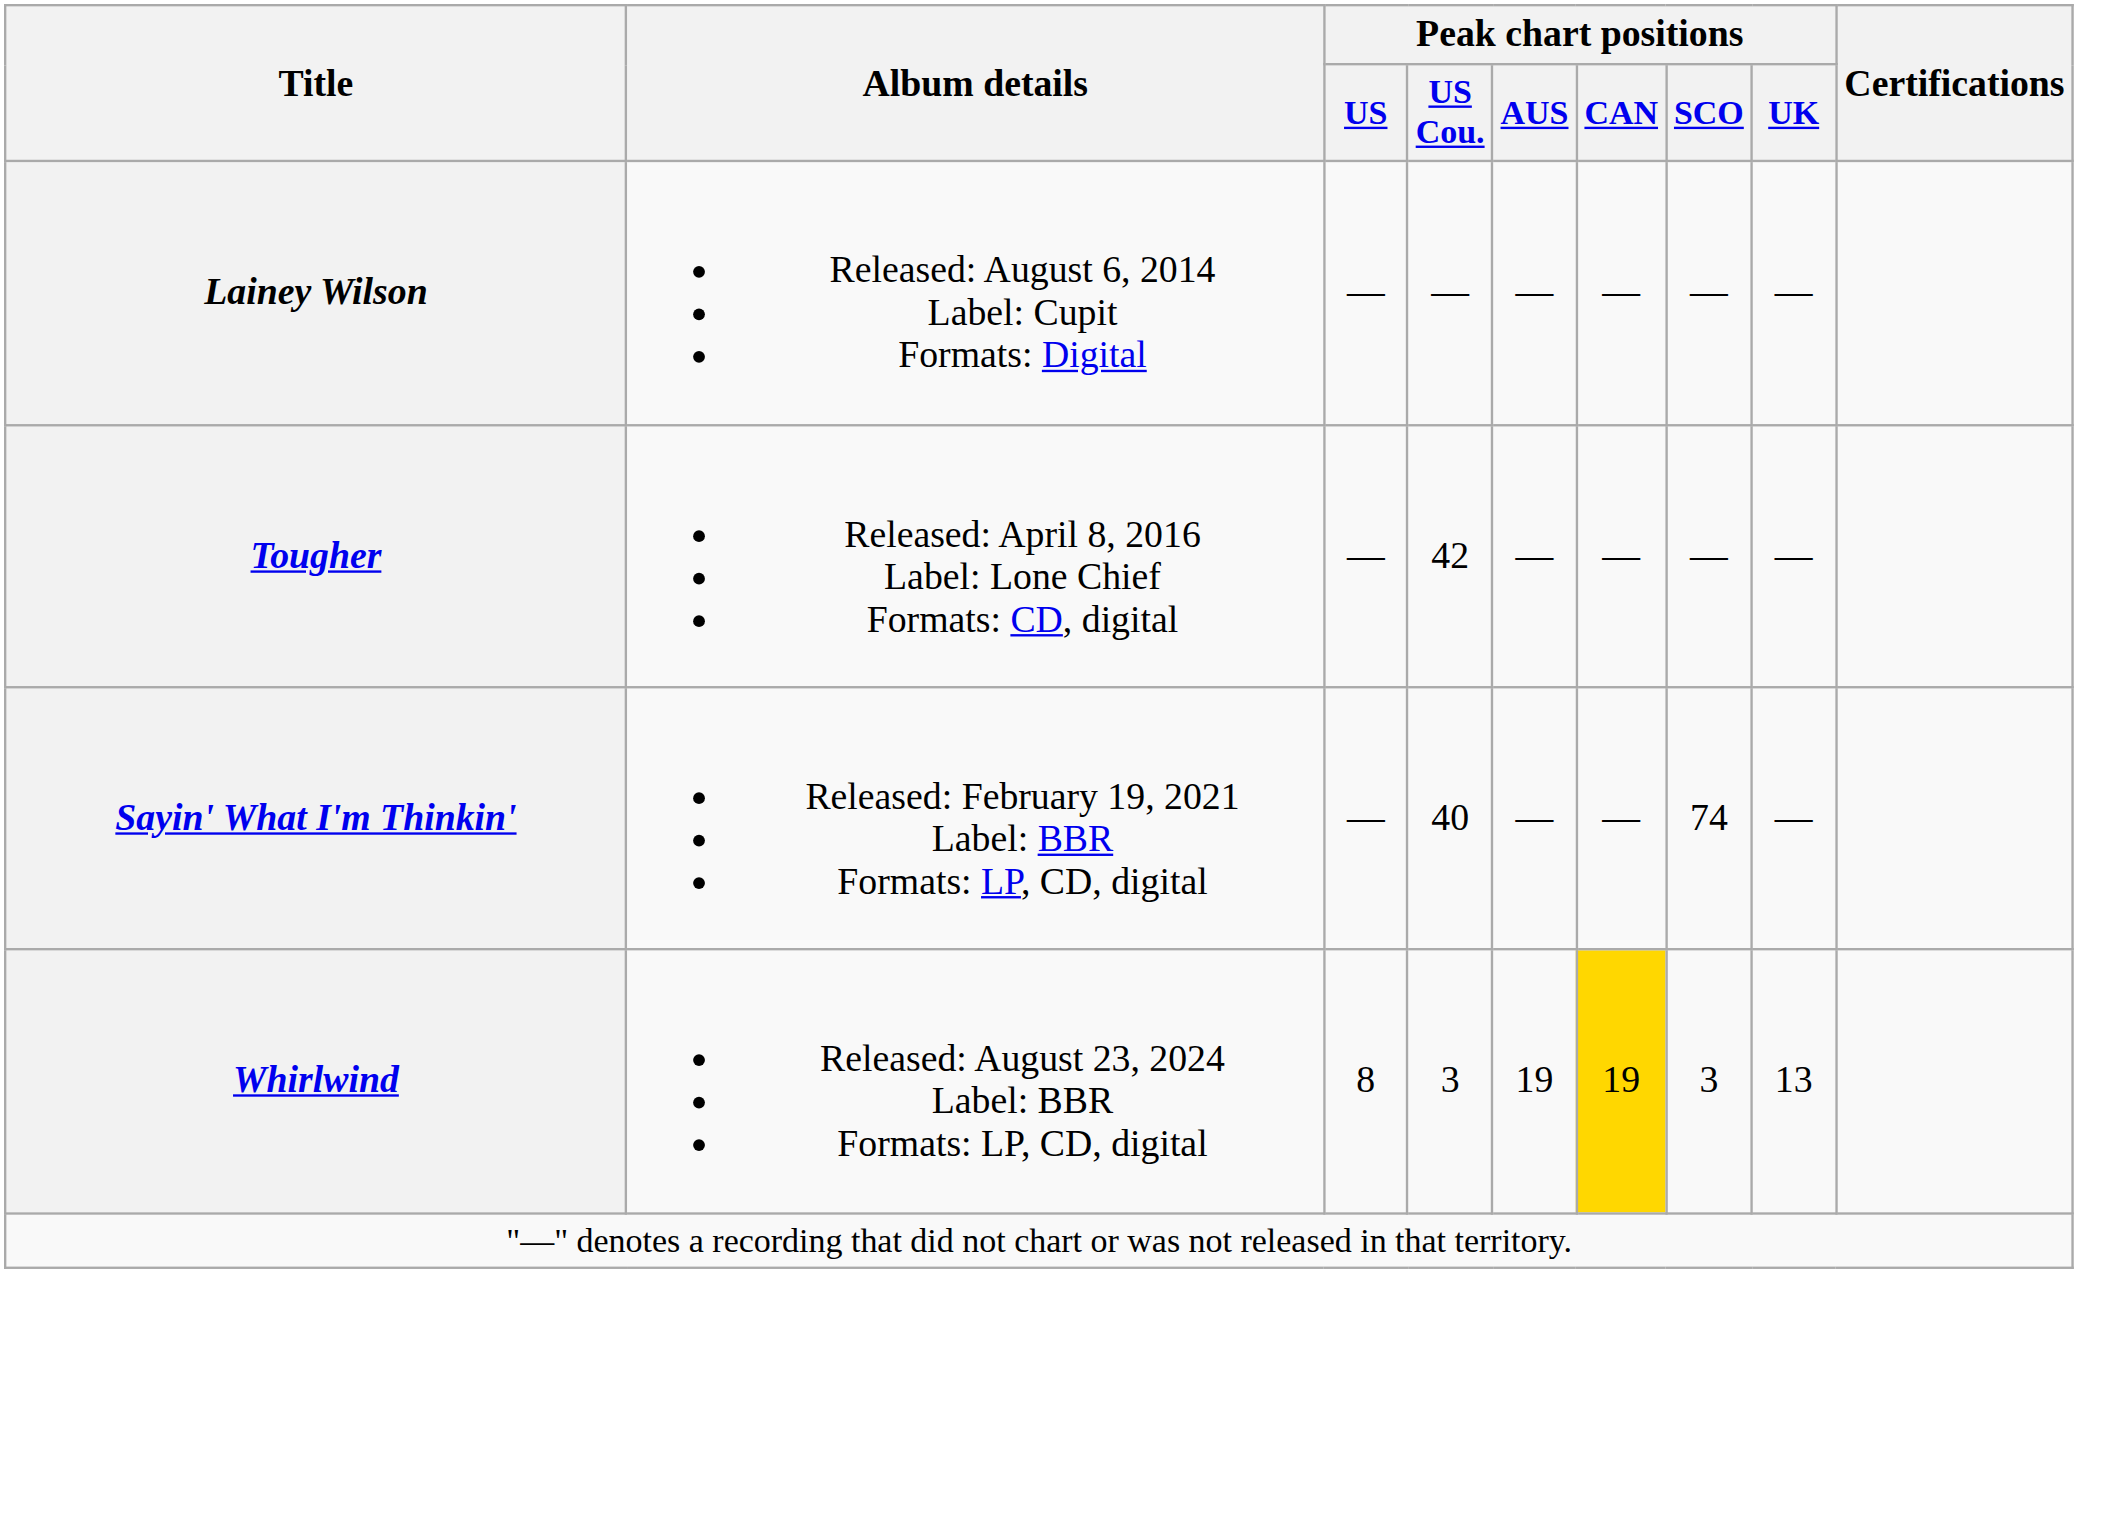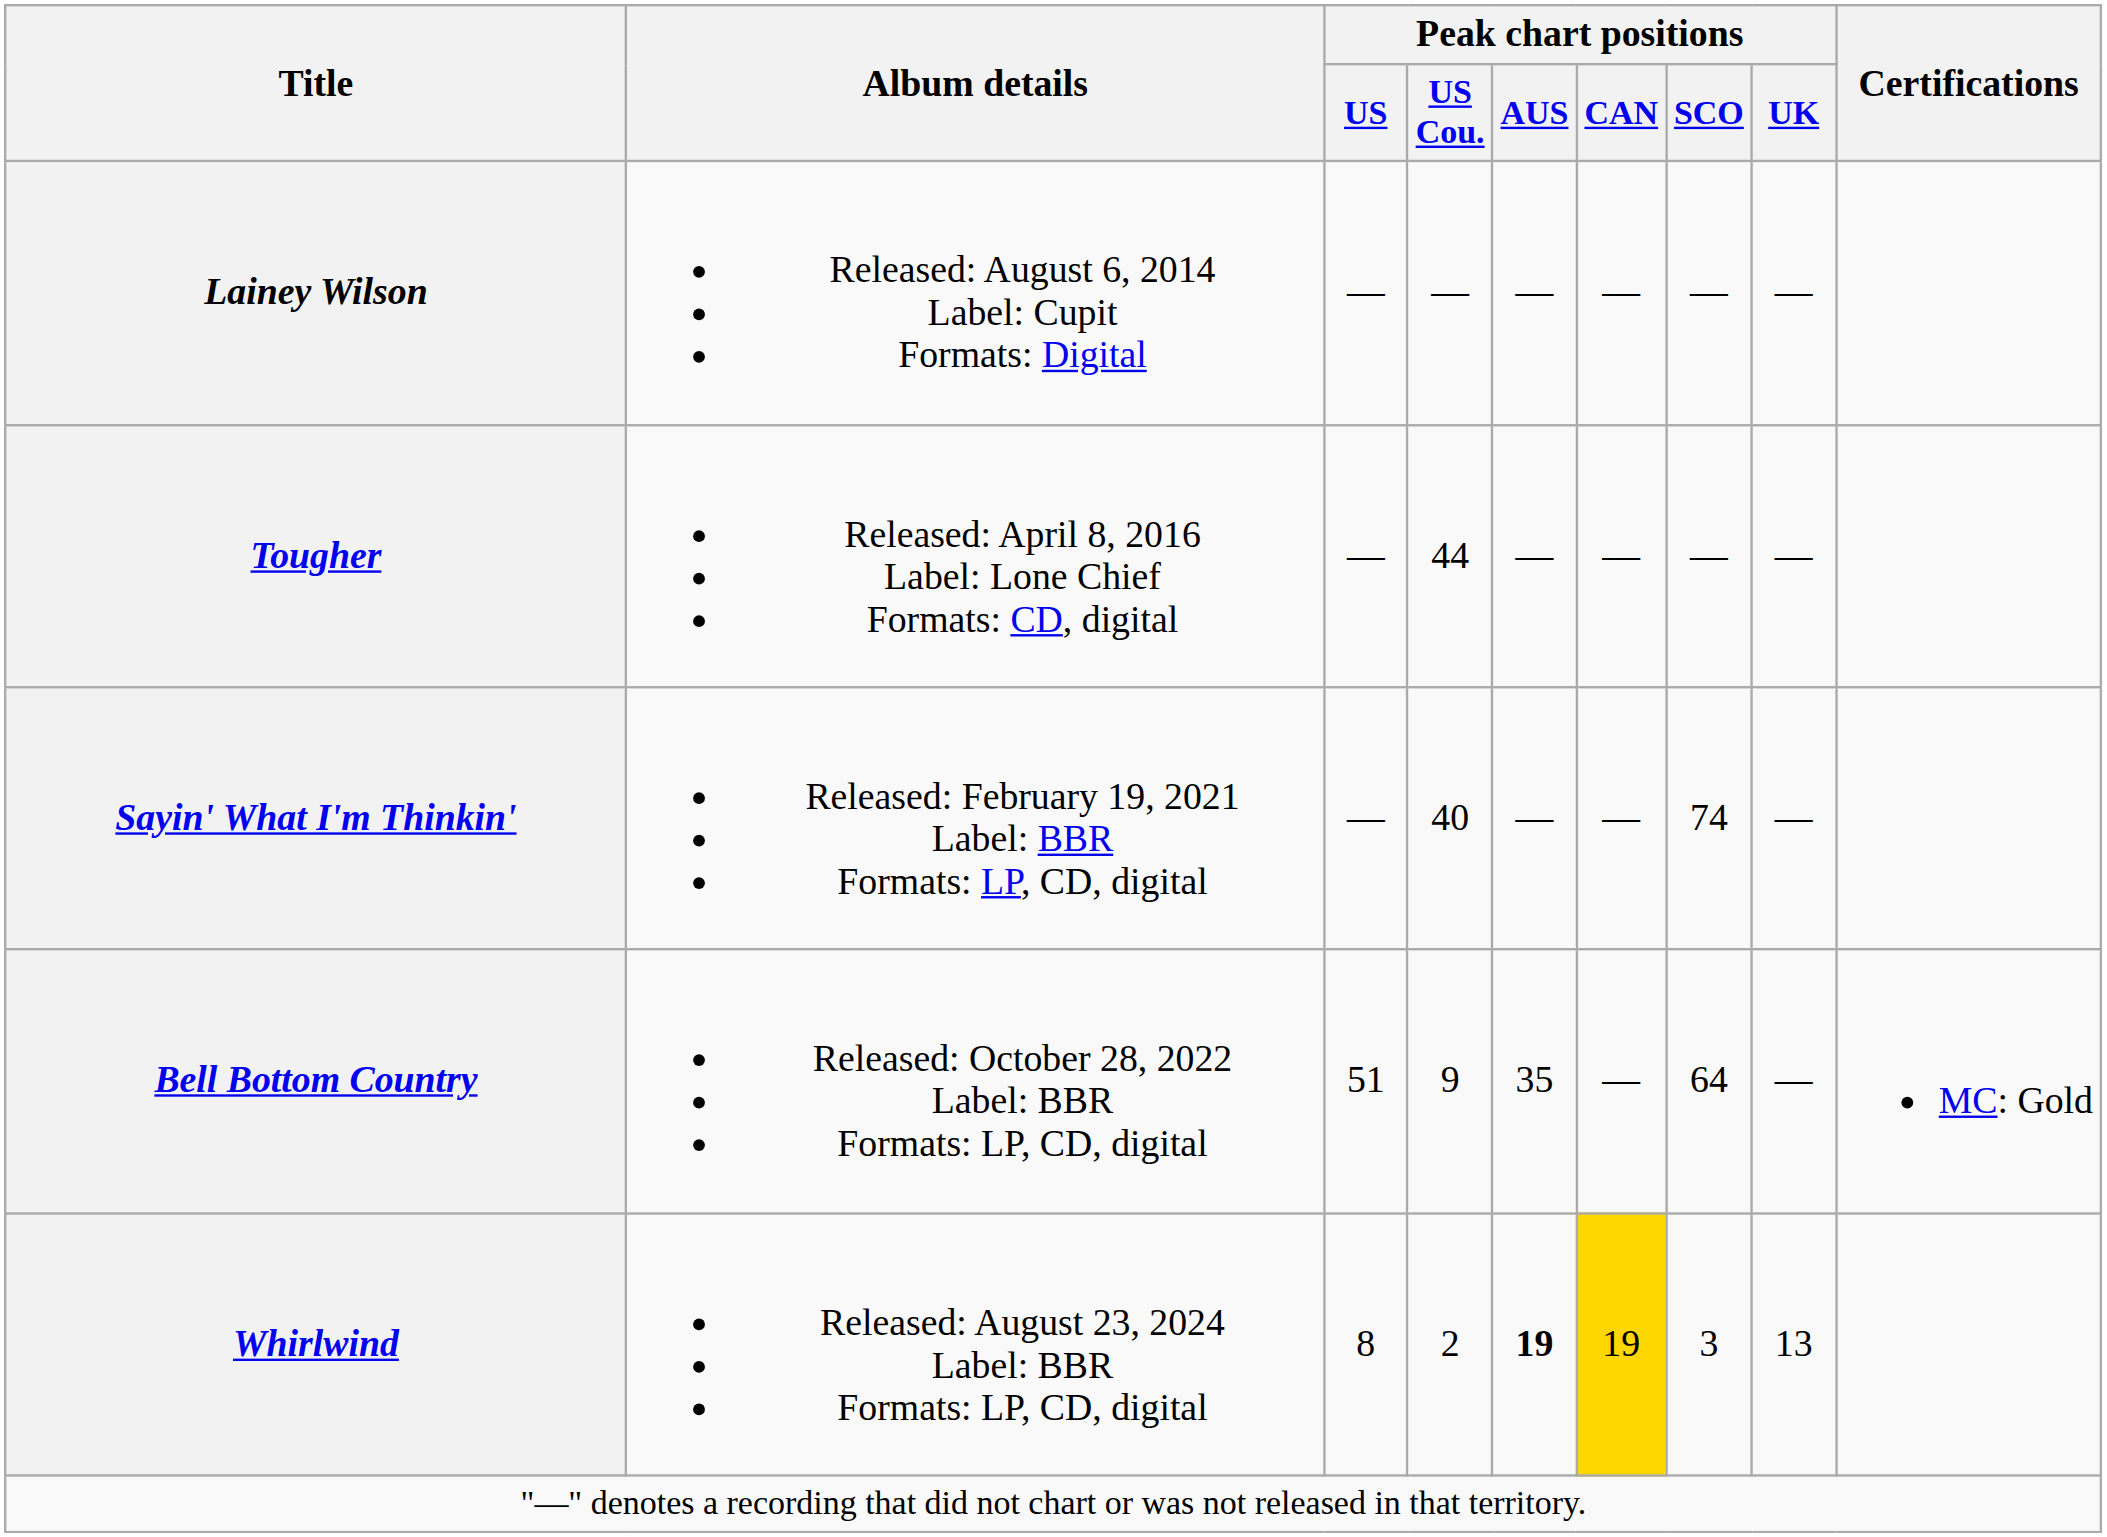(1450, 554) 42 -> (1450, 554) 44
+ row: (316, 1080)
(1450, 1080) 3 -> (1450, 1343) 2
(1534, 1080) normal -> (1534, 1343) bold
